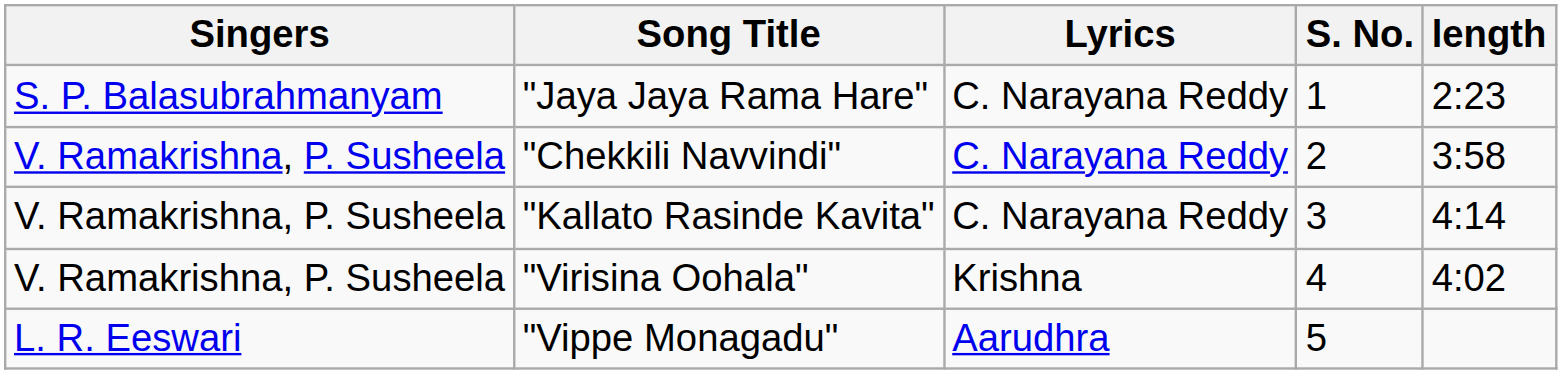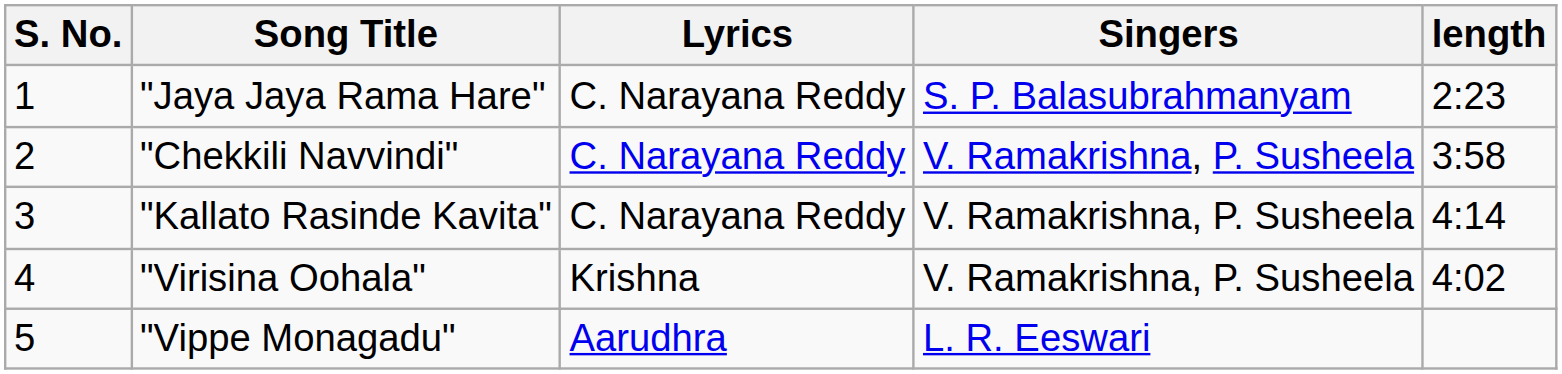columns swapped: (1360, 34) <-> (260, 34)
